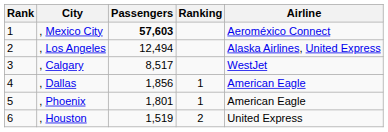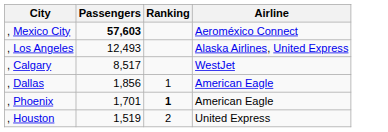- column: (21, 14)
(156, 49) 12,494 -> (124, 49) 12,493
(159, 101) 1,801 -> (127, 101) 1,701
(200, 101) normal -> (168, 101) bold
